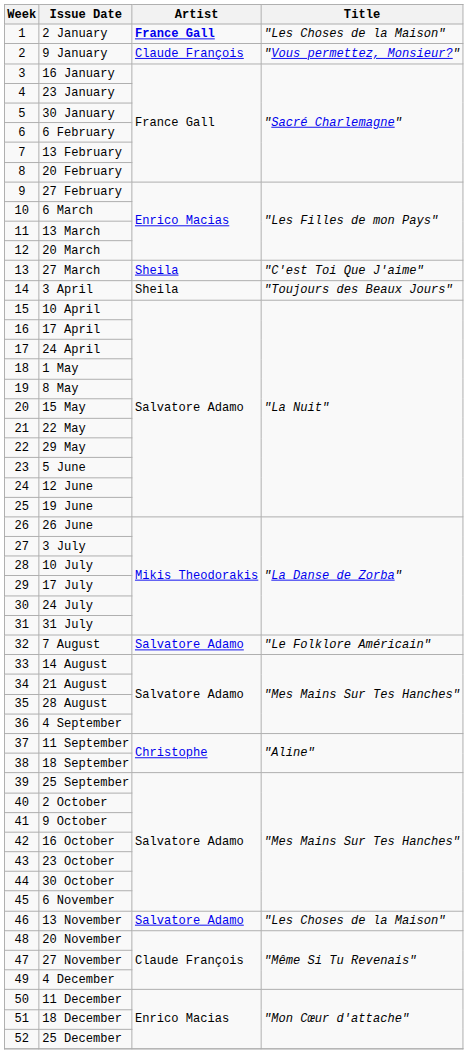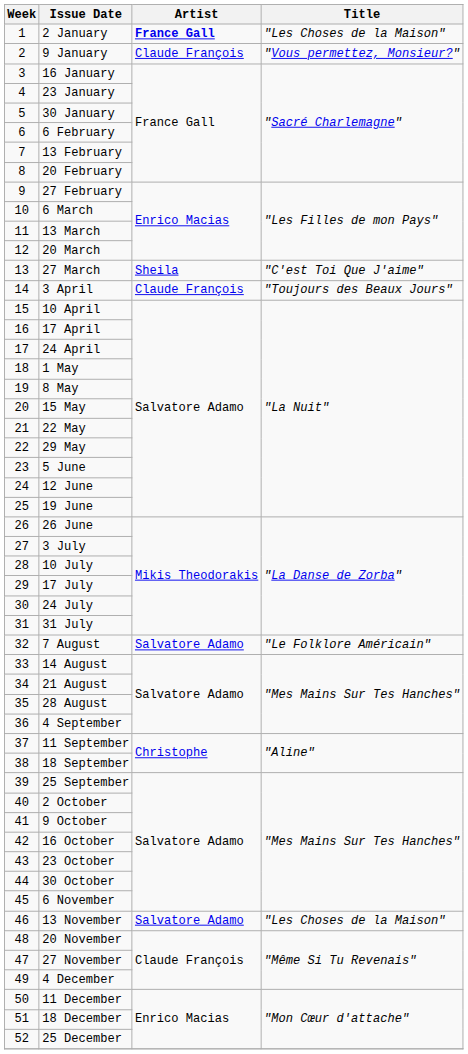(157, 290) Sheila -> (189, 290) Claude François
